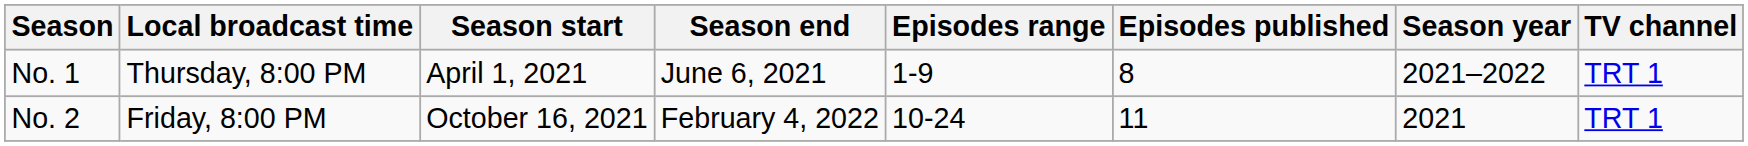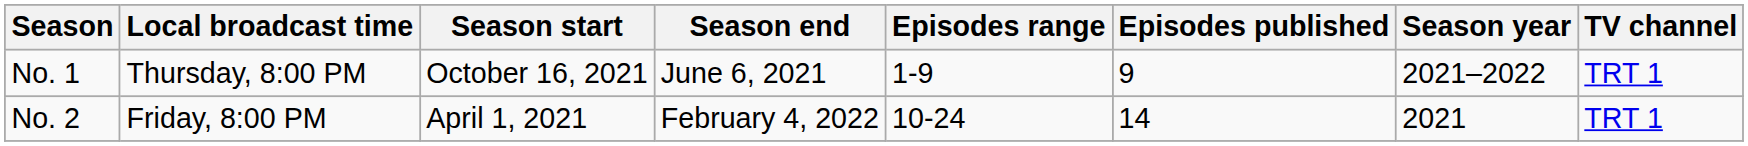(507, 72) April 1, 2021 -> (537, 72) October 16, 2021
(1127, 72) 8 -> (1127, 72) 9
(537, 118) October 16, 2021 -> (507, 118) April 1, 2021
(1133, 118) 11 -> (1135, 118) 14
